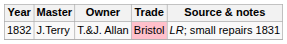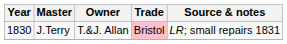(19, 30) 1832 -> (19, 30) 1830
